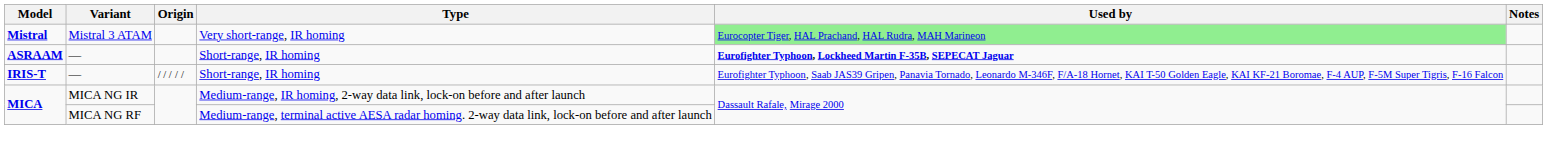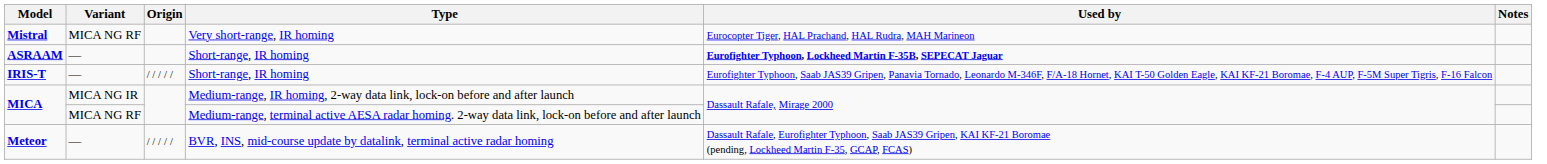(110, 34) Mistral 3 ATAM -> (105, 34) MICA NG RF
(852, 34) lightgreen background -> (841, 34) no background
+ row: (27, 141)
